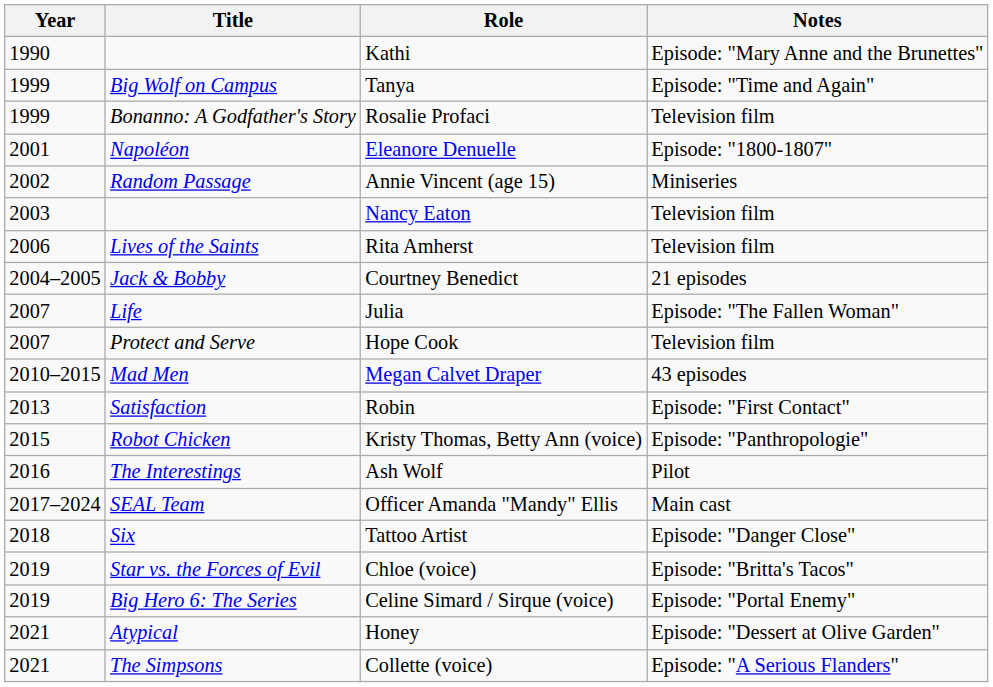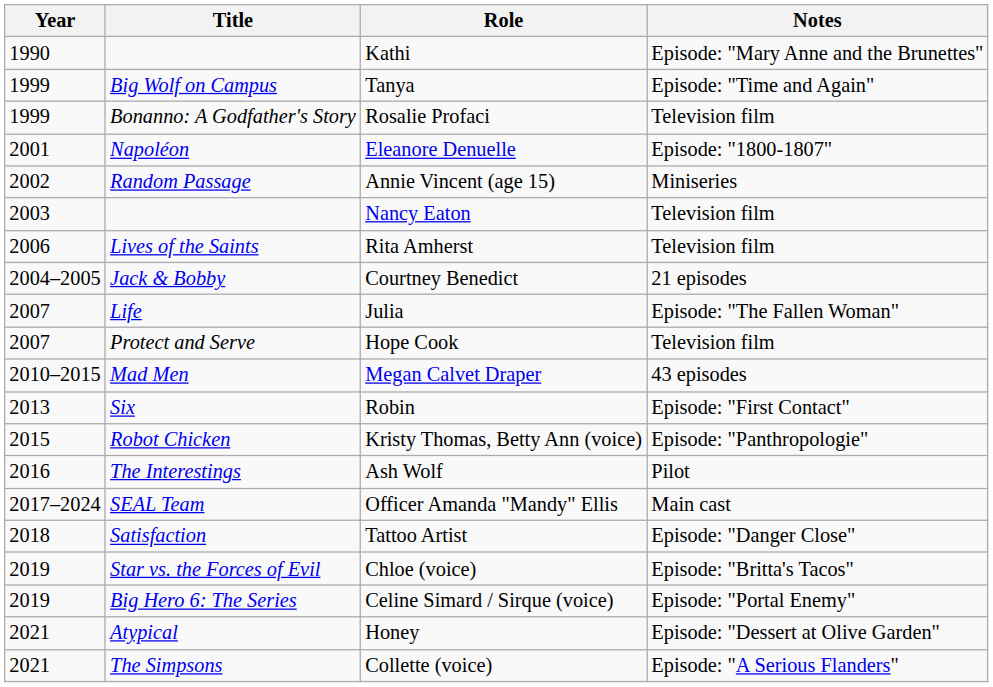(158, 407) Satisfaction -> (123, 407) Six
(123, 536) Six -> (158, 536) Satisfaction
